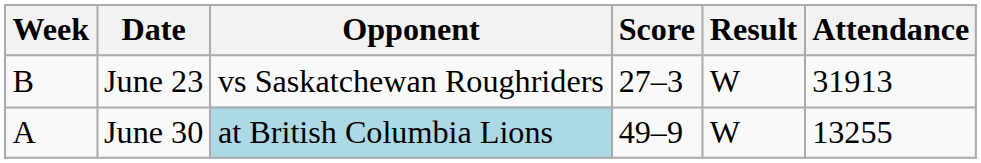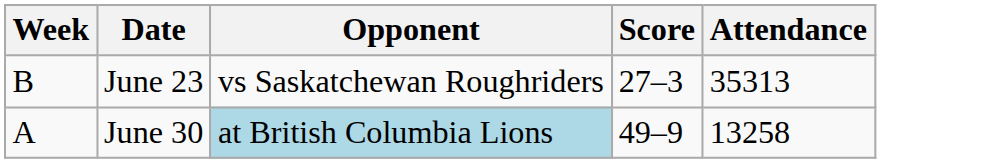- column: (754, 30)
(852, 81) 31913 -> (750, 81) 35313
(852, 132) 13255 -> (750, 132) 13258
